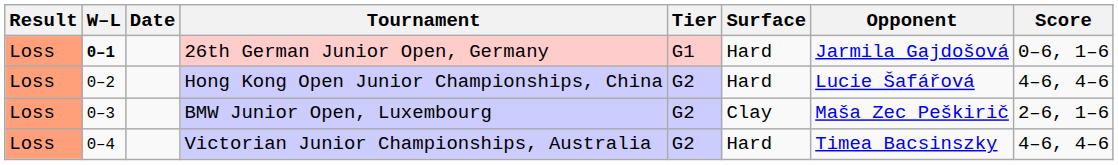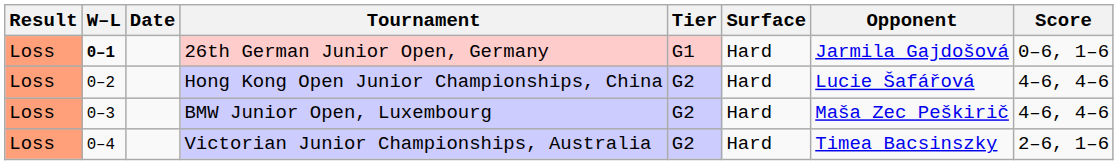(749, 113) Clay -> (749, 113) Hard
(1063, 113) 2–6, 1–6 -> (1063, 113) 4–6, 4–6
(1063, 144) 4–6, 4–6 -> (1063, 144) 2–6, 1–6
